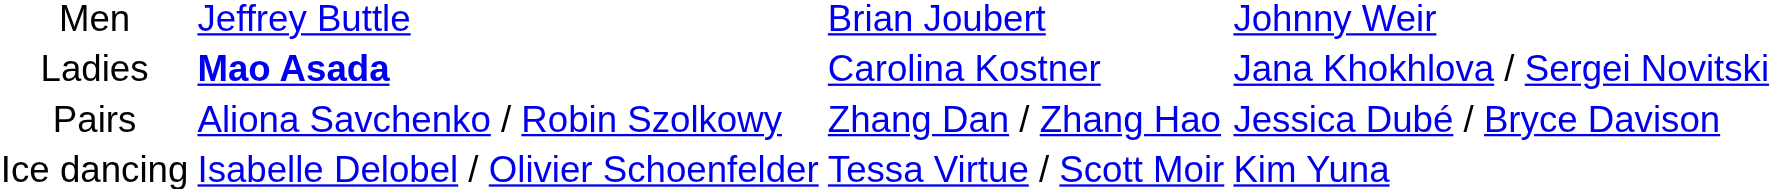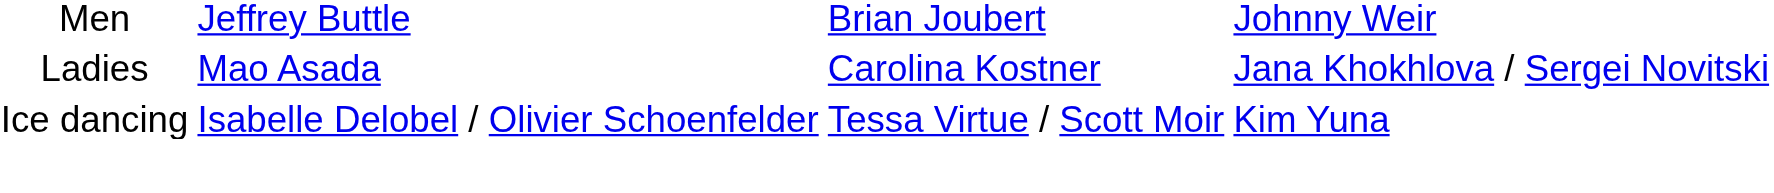(293, 69) bold -> (289, 69) normal
- row: (95, 119)
